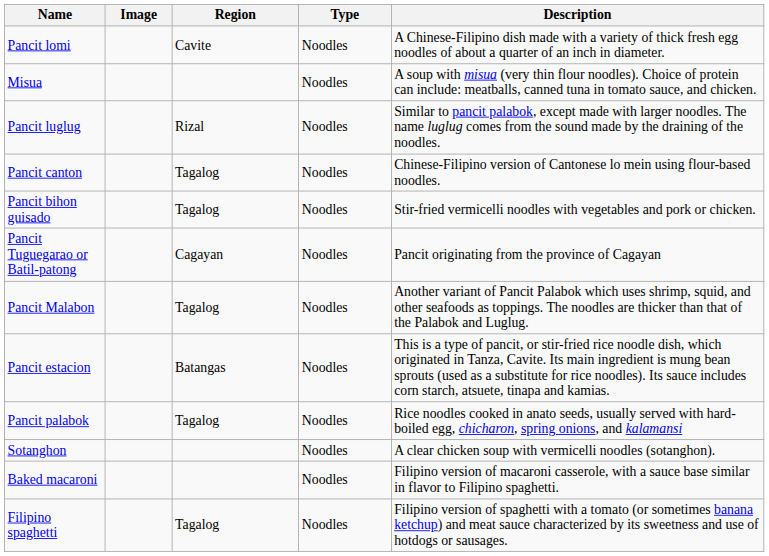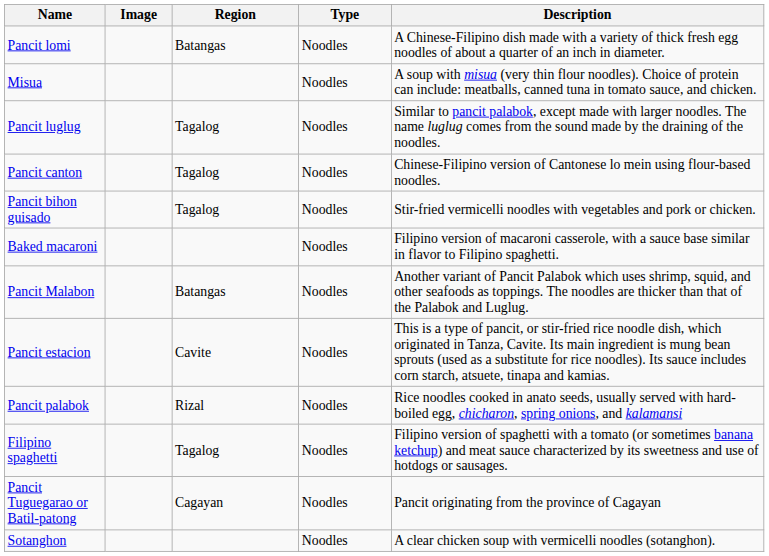(193, 44) Cavite -> (200, 44) Batangas
(190, 127) Rizal -> (197, 127) Tagalog
rows swapped: (48, 254) <-> (52, 479)
(197, 307) Tagalog -> (200, 292) Batangas
(200, 368) Batangas -> (193, 352) Cavite
(197, 420) Tagalog -> (190, 405) Rizal
rows swapped: (32, 524) <-> (37, 450)
